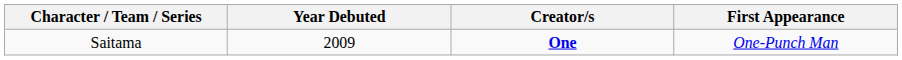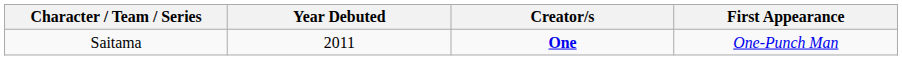(339, 42) 2009 -> (339, 42) 2011
